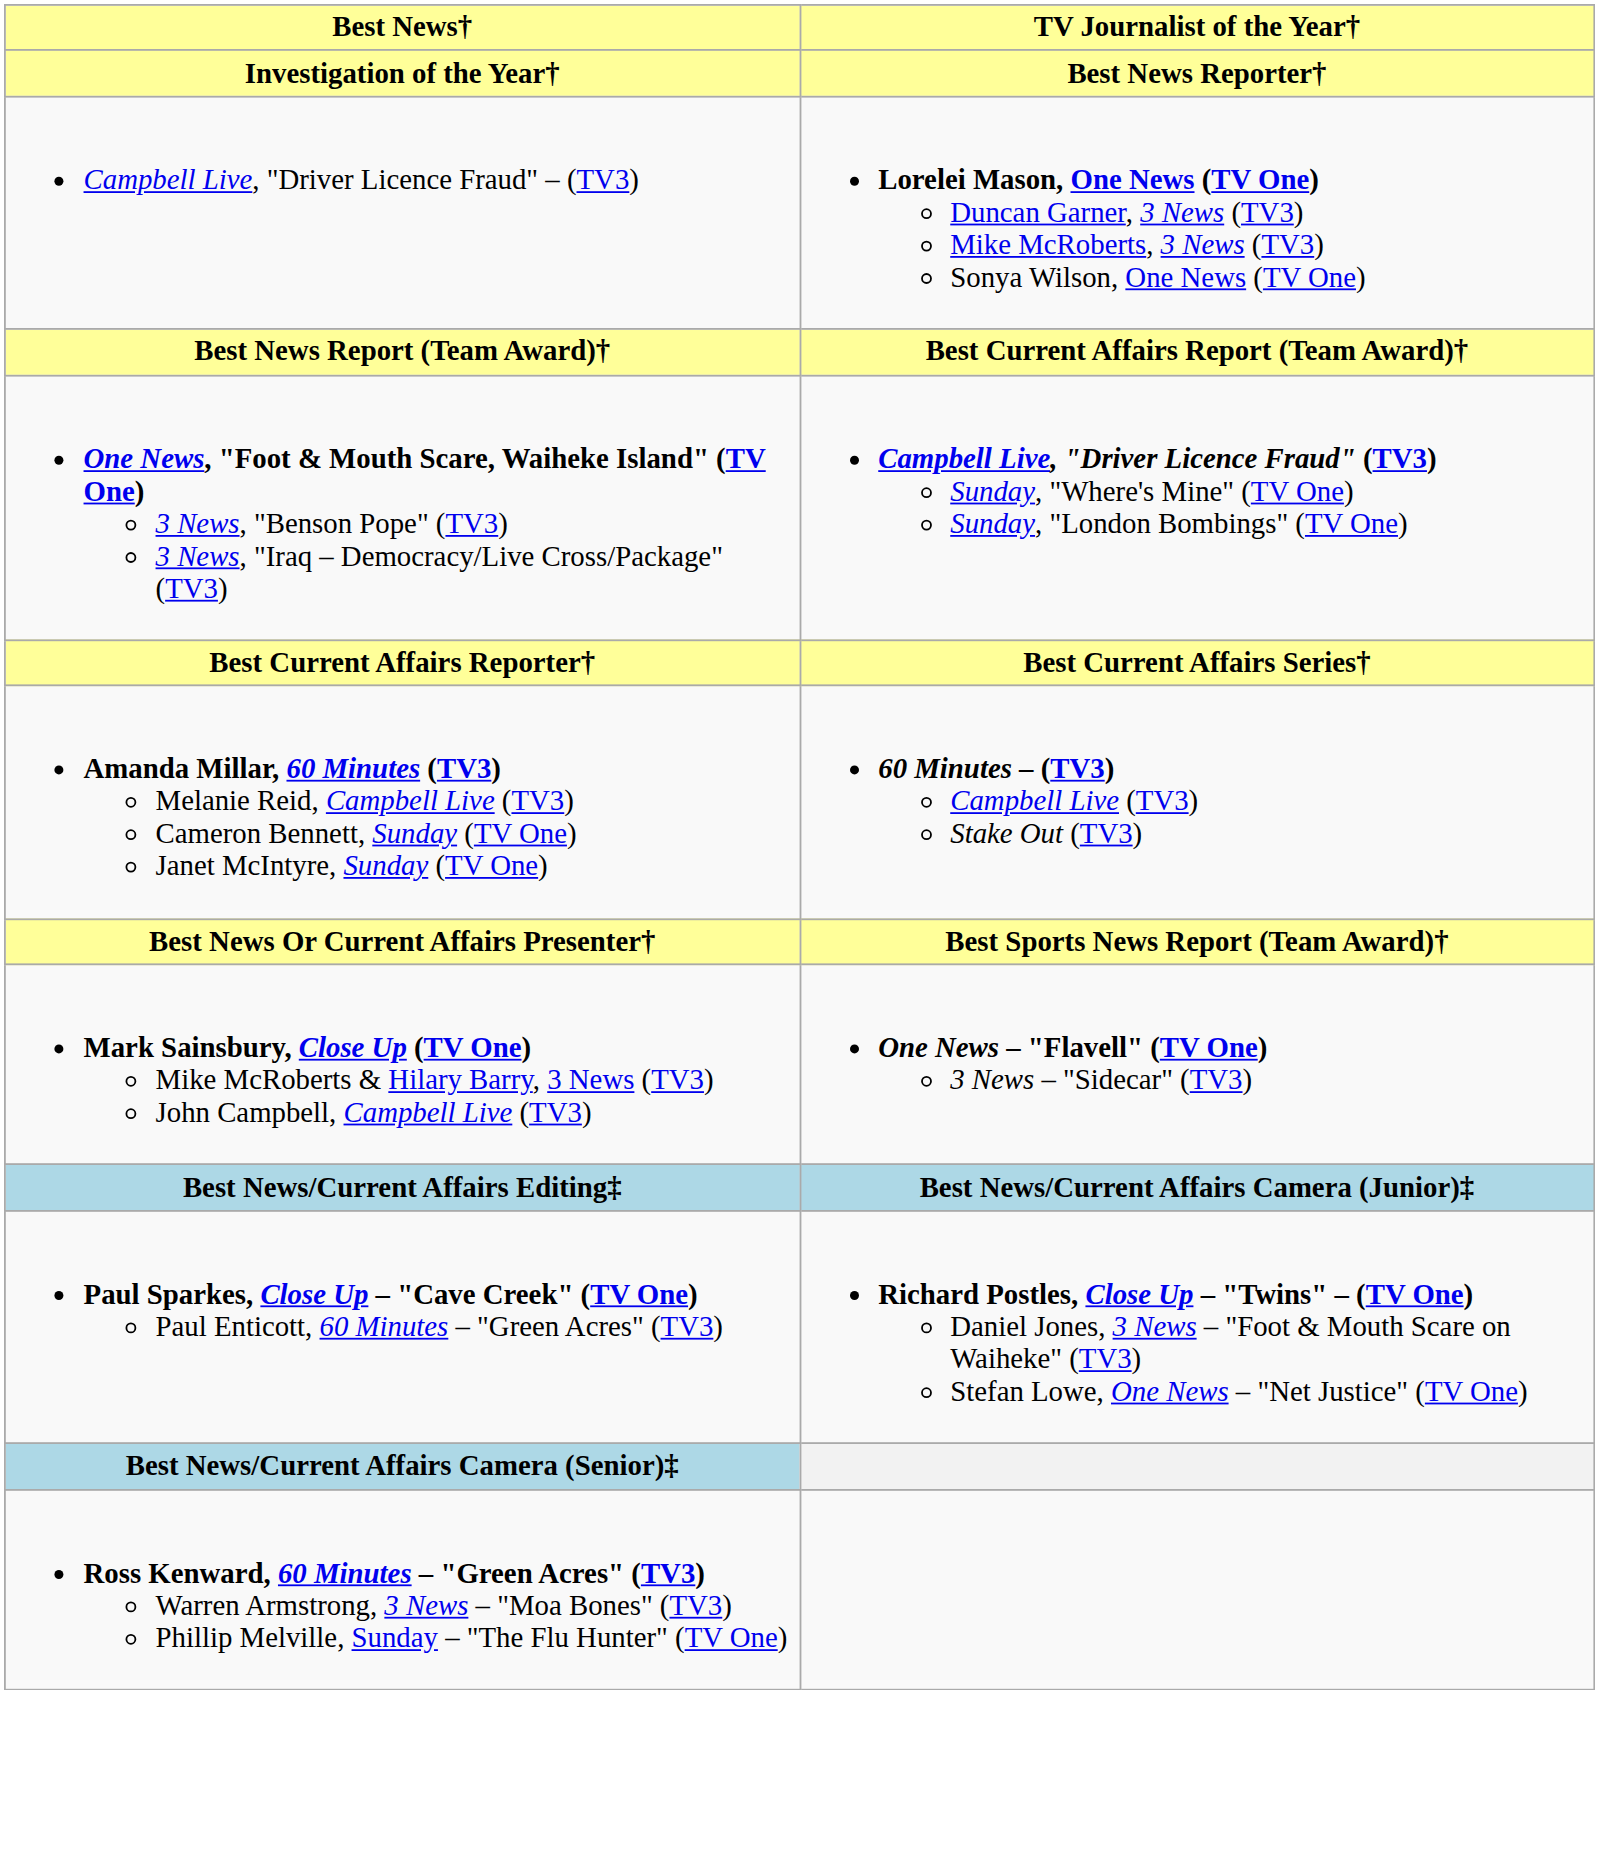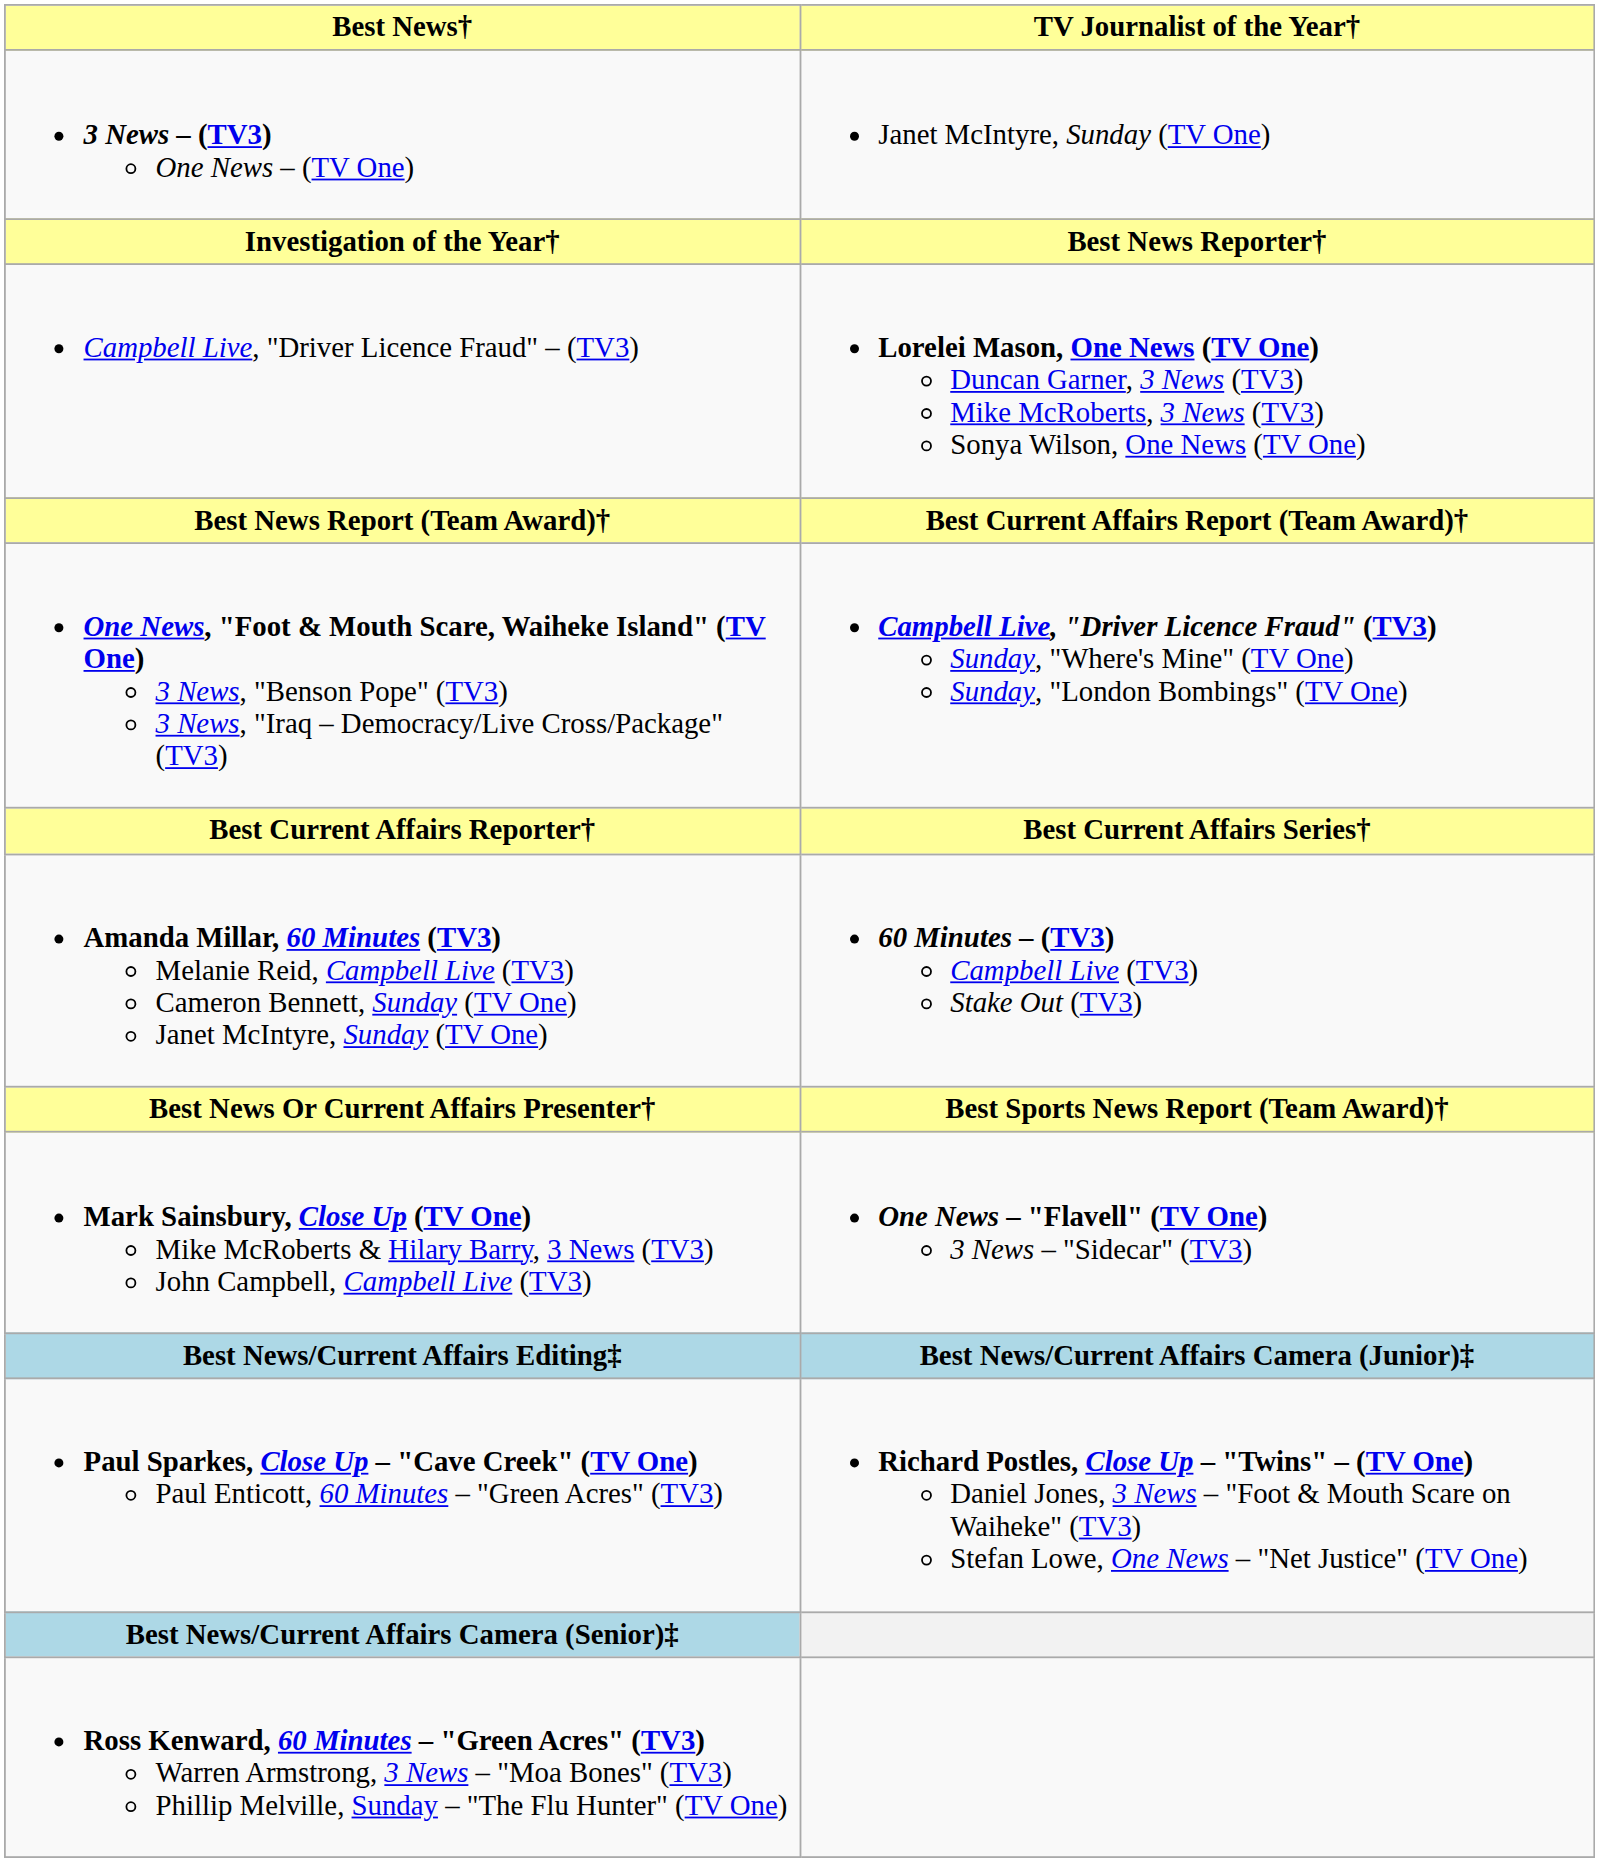+ row: (402, 151)
